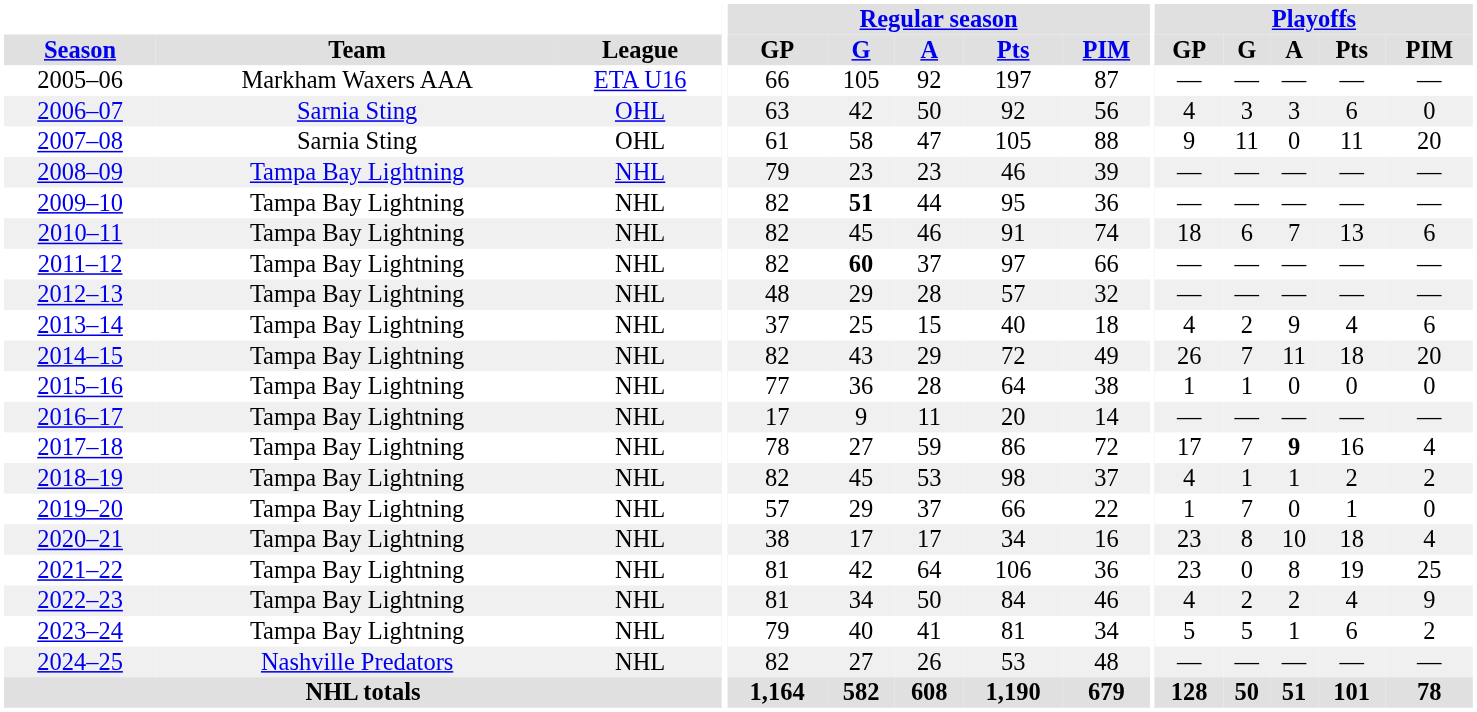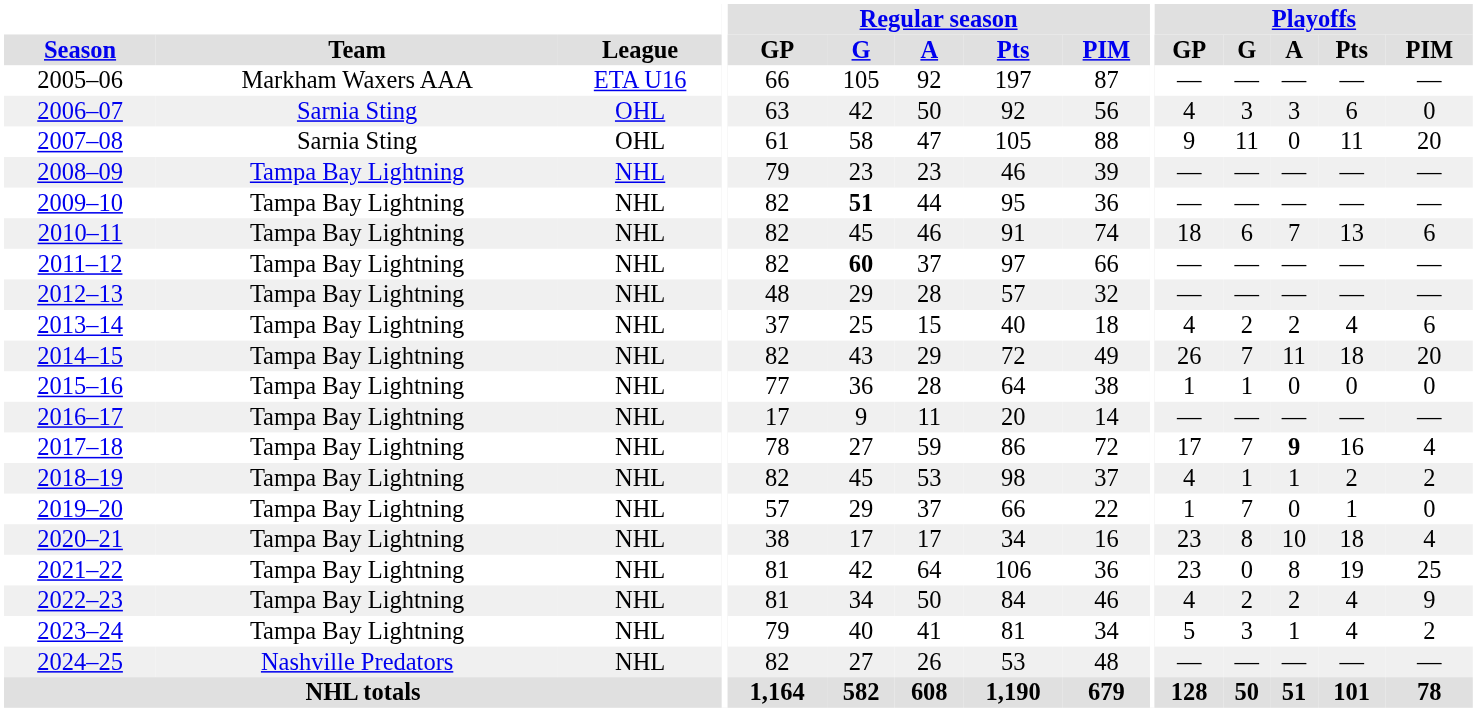(1294, 325) 9 -> (1294, 325) 2
(1247, 631) 5 -> (1247, 631) 3
(1352, 631) 6 -> (1352, 631) 4
